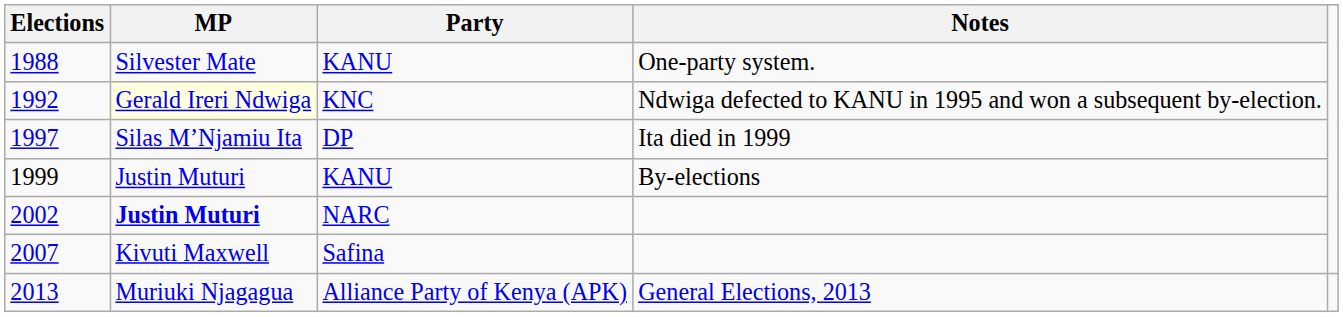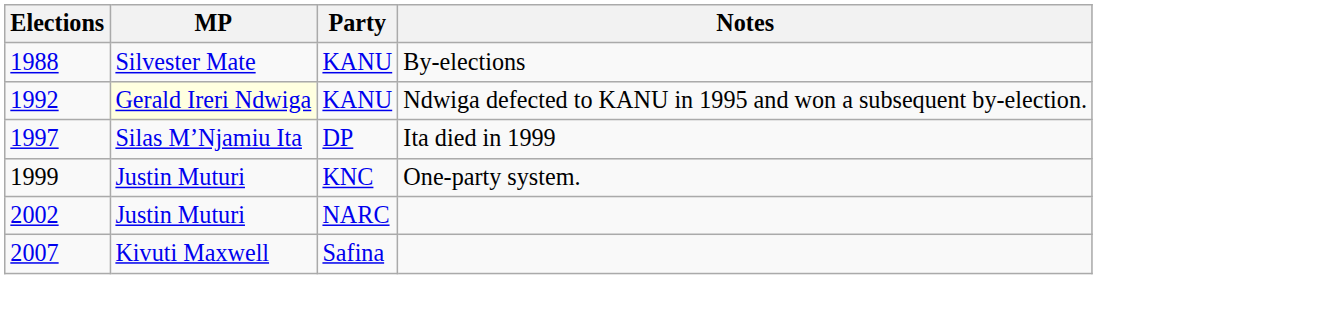(727, 61) One-party system. -> (464, 61) By-elections
(348, 100) KNC -> (357, 100) KANU
(357, 176) KANU -> (348, 176) KNC
(699, 176) By-elections -> (492, 176) One-party system.
(188, 215) bold -> (180, 215) normal
- row: (34, 291)
